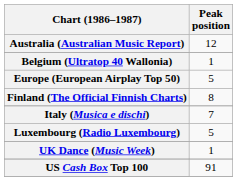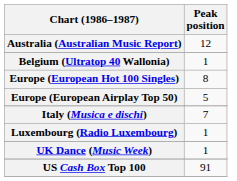+ row: (94, 79)
- row: (97, 97)
(211, 132) 5 -> (206, 132) 1
